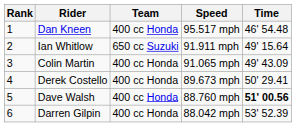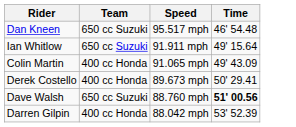- column: (20, 13)
(145, 30) 400 cc Honda -> (115, 30) 650 cc Suzuki
(145, 97) 400 cc Honda -> (115, 97) 650 cc Suzuki
